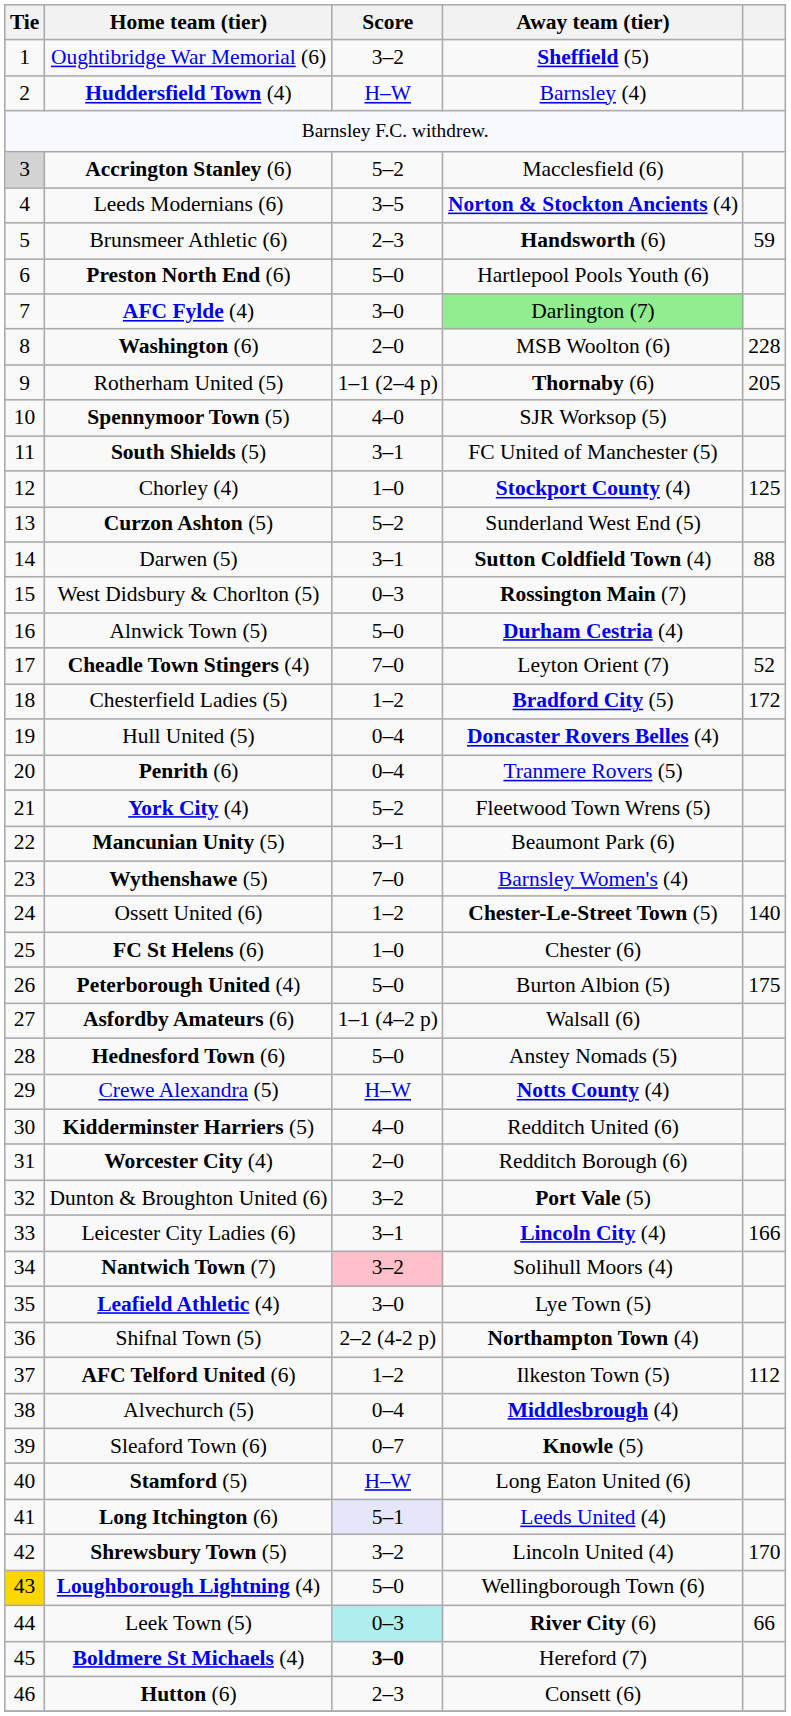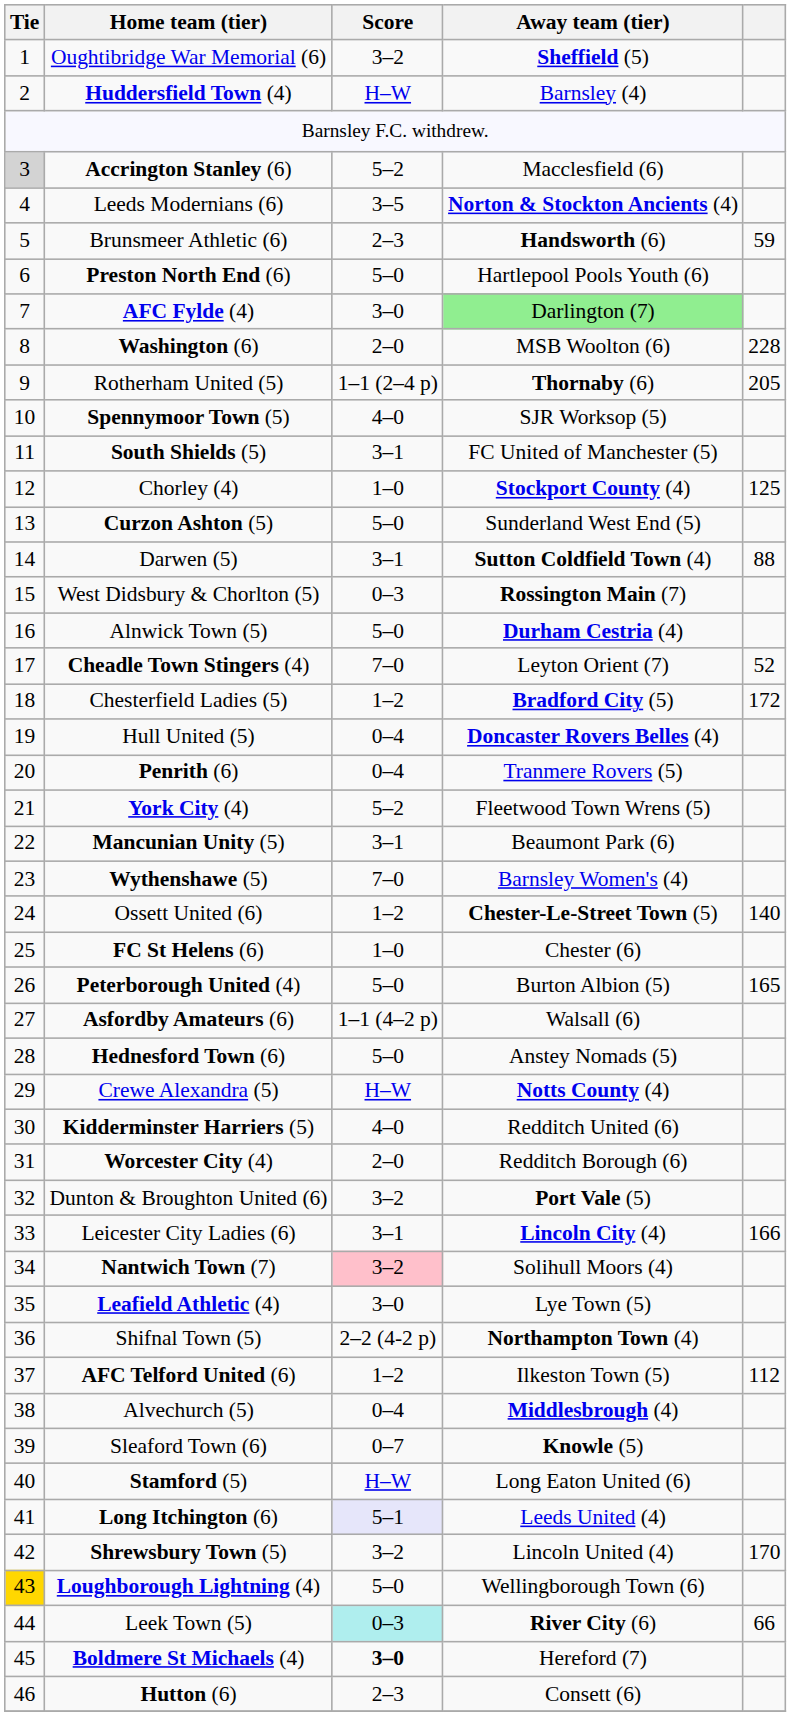(388, 523) 5–2 -> (388, 523) 5–0
(764, 984) 175 -> (764, 984) 165
